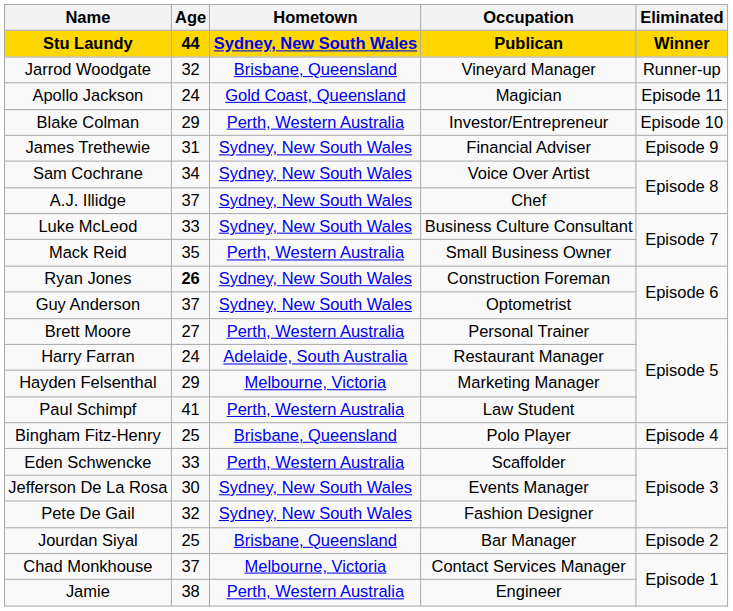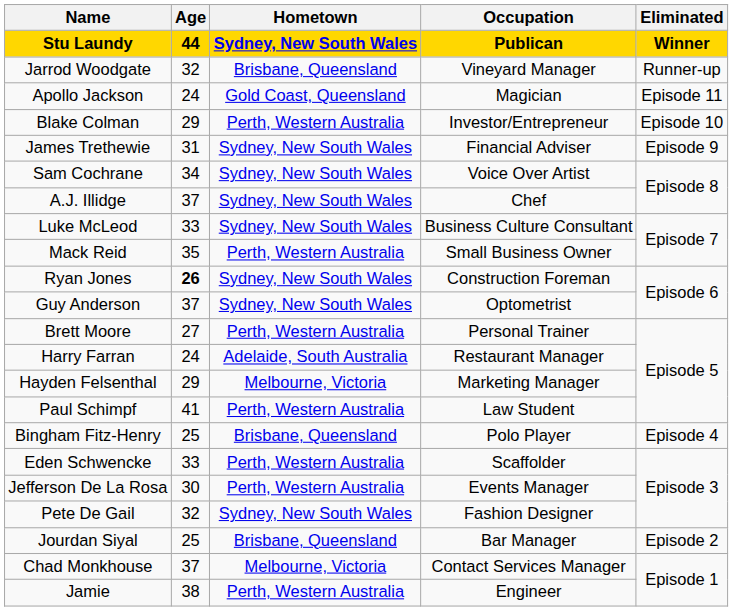(315, 488) Sydney, New South Wales -> (315, 488) Perth, Western Australia
